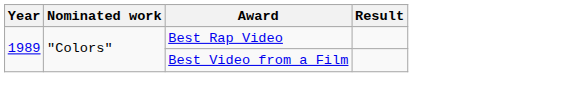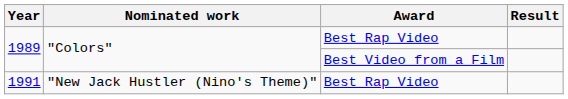+ row: (24, 82)
